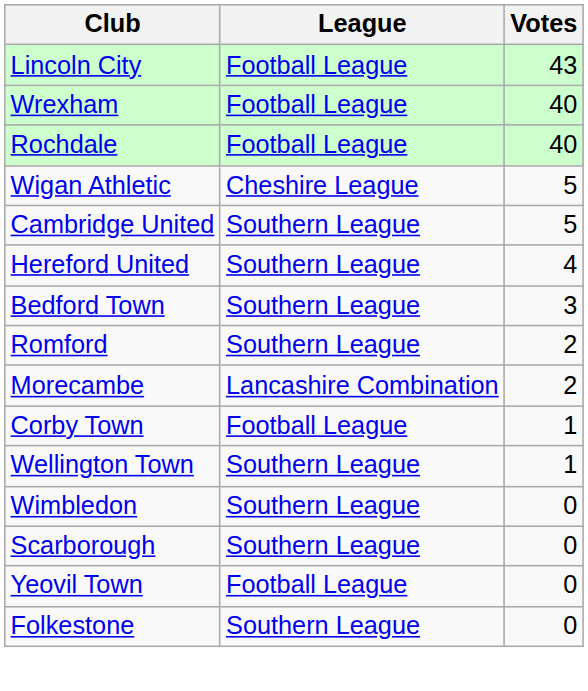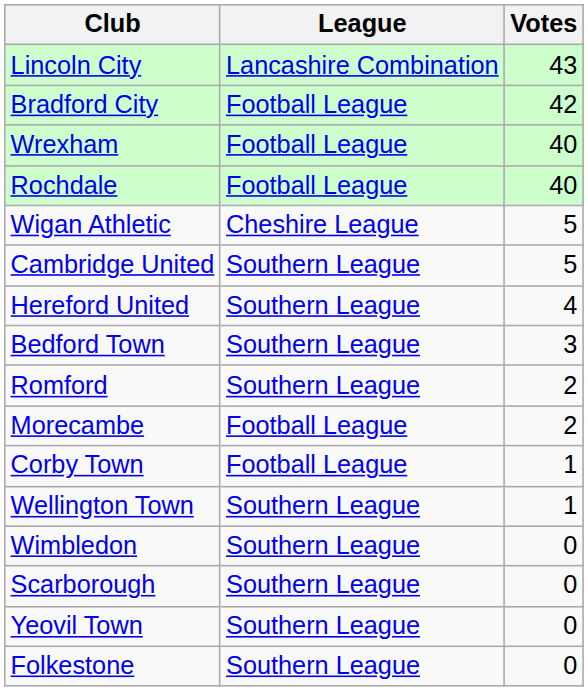(317, 64) Football League -> (362, 64) Lancashire Combination
+ row: (84, 104)
(362, 385) Lancashire Combination -> (317, 425) Football League
(317, 585) Football League -> (323, 625) Southern League
